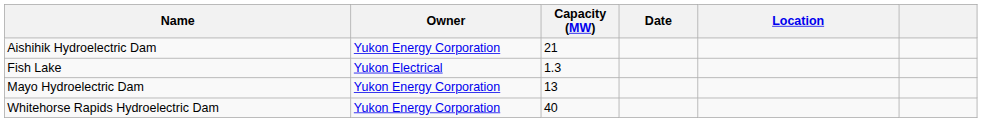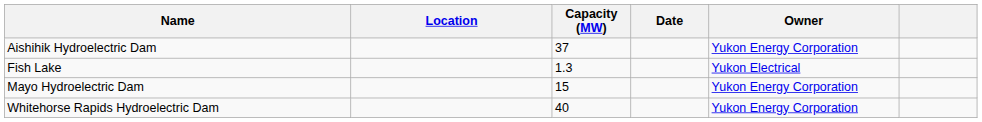columns swapped: (798, 21) <-> (446, 21)
(551, 48) 21 -> (562, 48) 37
(551, 87) 13 -> (562, 87) 15
